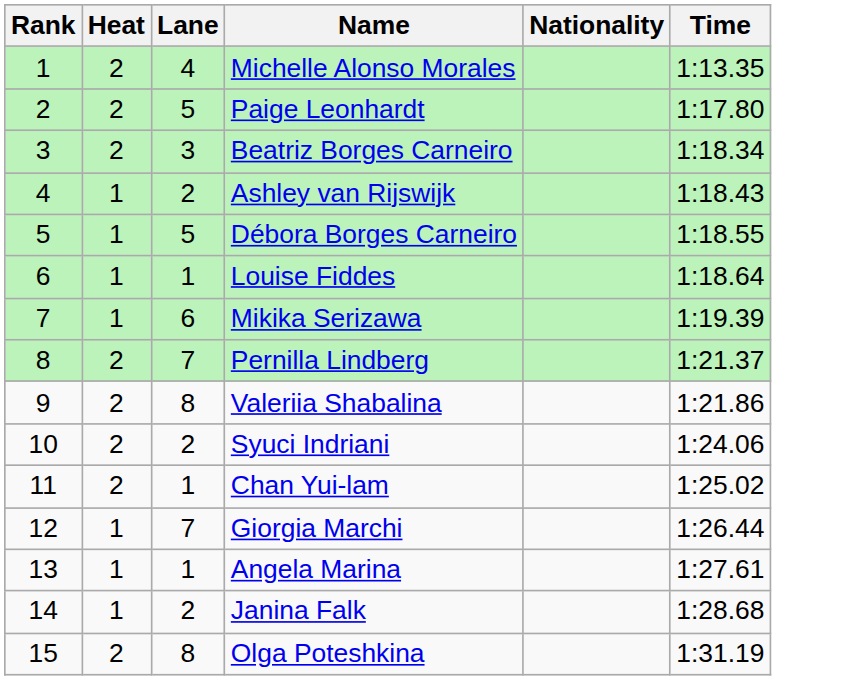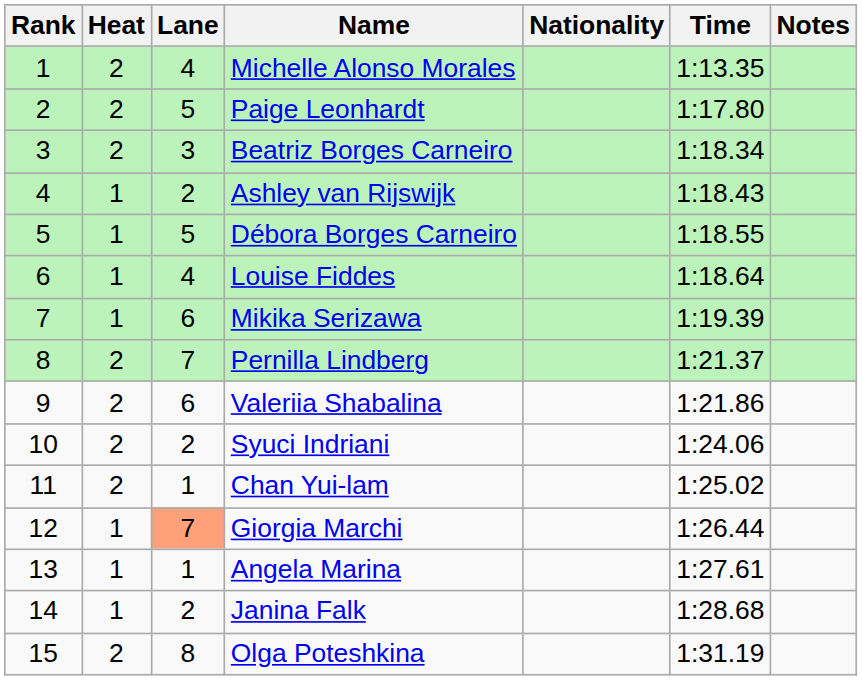+ column: (813, 25)
(188, 276) 1 -> (188, 276) 4
(188, 402) 8 -> (188, 402) 6
(188, 527) no background -> (188, 527) lightsalmon background
